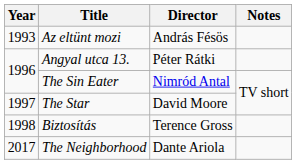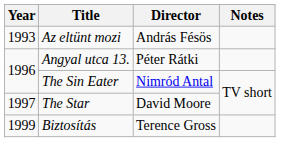(22, 125) 1998 -> (22, 125) 1999
- row: (94, 147)
